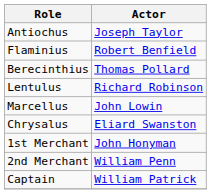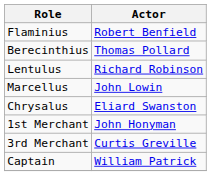- row: (38, 32)
- row: (48, 161)
+ row: (48, 143)
